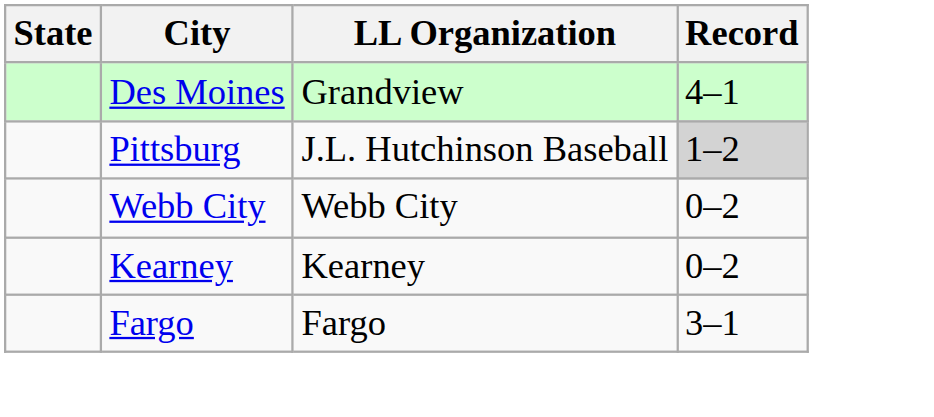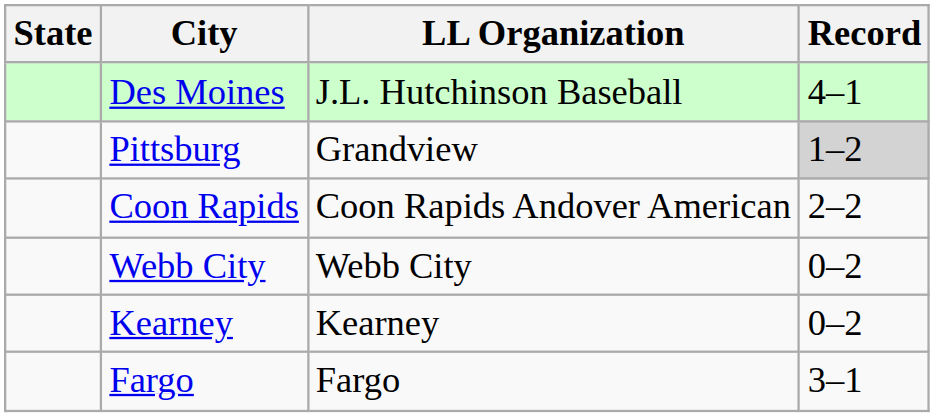(383, 91) Grandview -> (499, 91) J.L. Hutchinson Baseball
(485, 149) J.L. Hutchinson Baseball -> (397, 149) Grandview
+ row: (204, 206)
